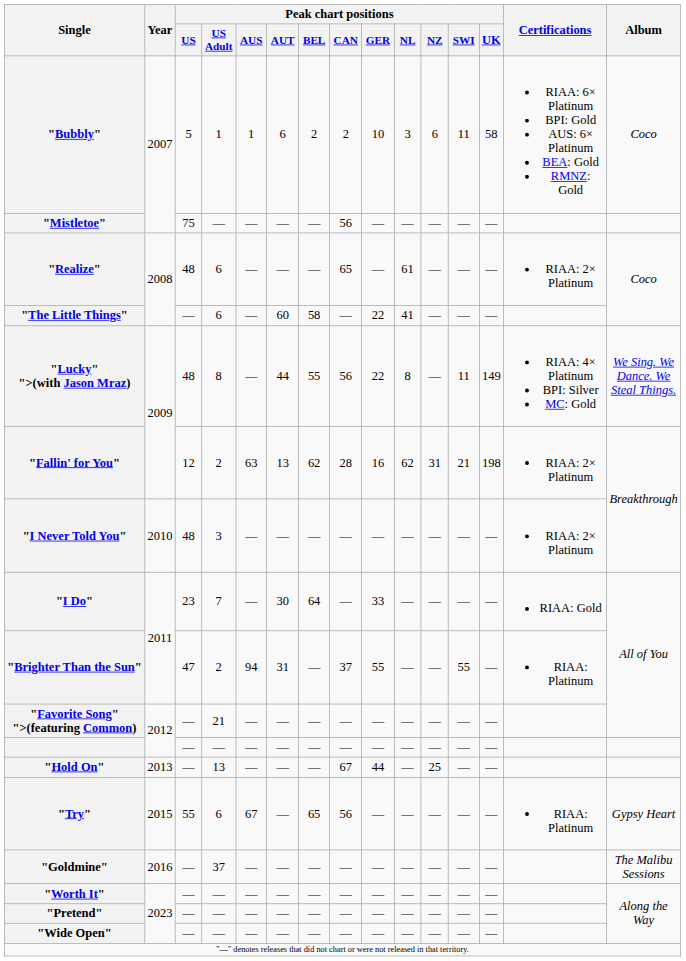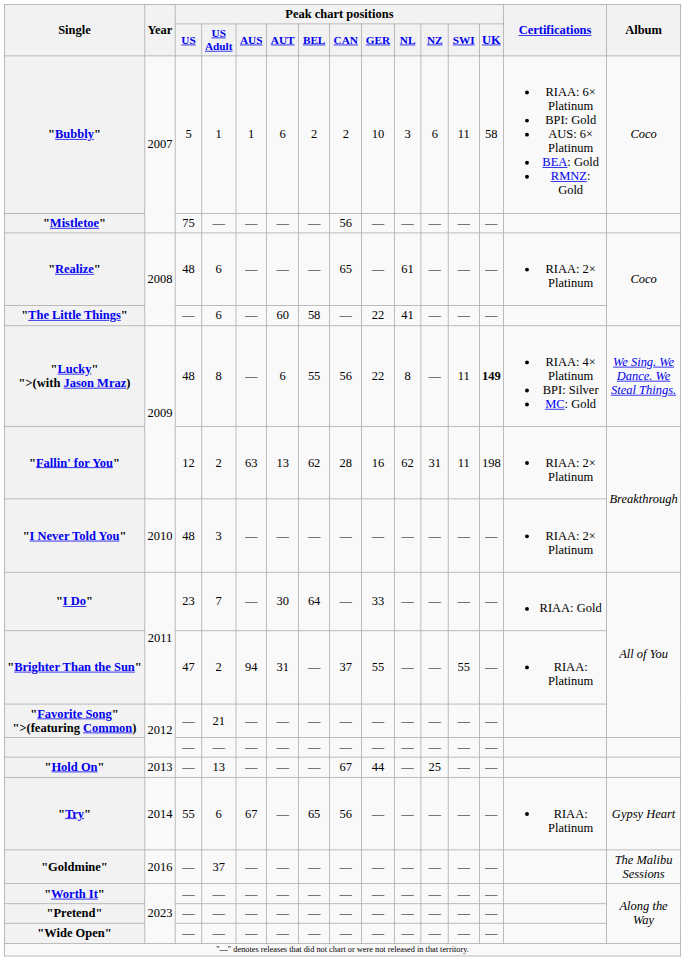(283, 376) 44 -> (283, 376) 6
(491, 376) normal -> (491, 376) bold
(464, 462) 21 -> (464, 462) 11
(160, 813) 2015 -> (160, 813) 2014
